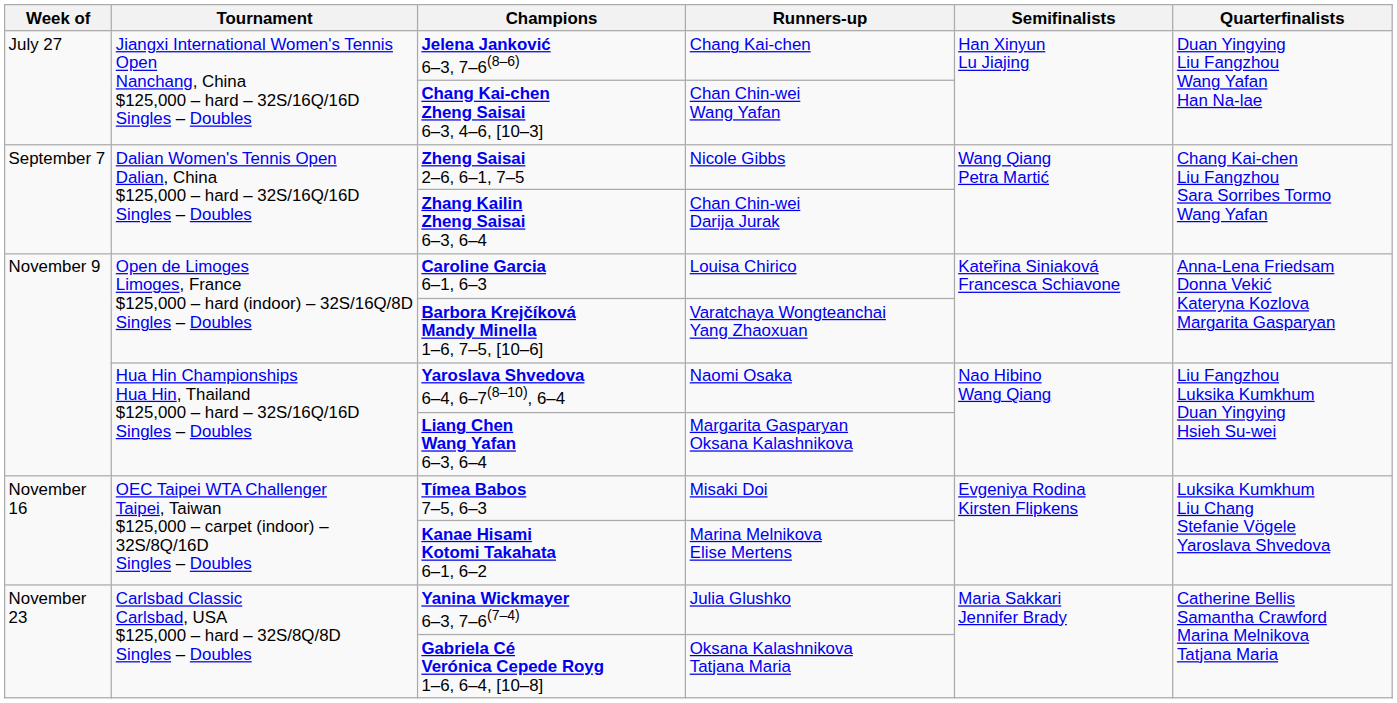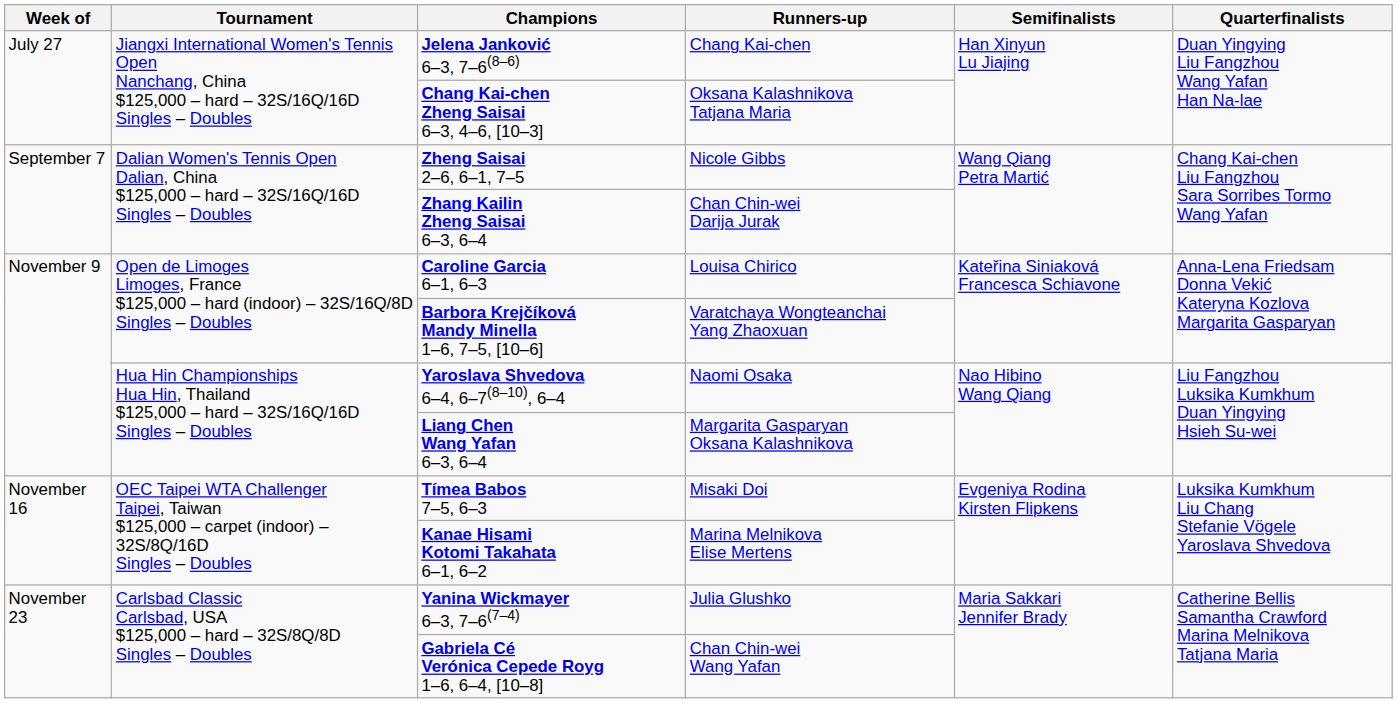(745, 103) Chan Chin-wei Wang Yafan -> (771, 103) Oksana Kalashnikova Tatjana Maria
(771, 657) Oksana Kalashnikova Tatjana Maria -> (745, 657) Chan Chin-wei Wang Yafan
